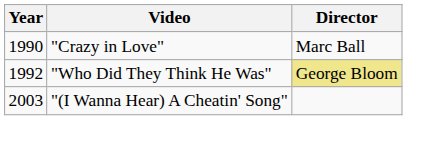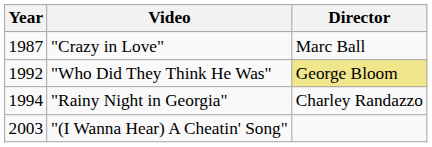(26, 45) 1990 -> (26, 45) 1987
+ row: (139, 100)
